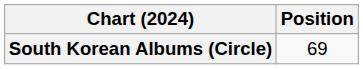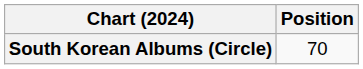(317, 48) 69 -> (317, 48) 70
